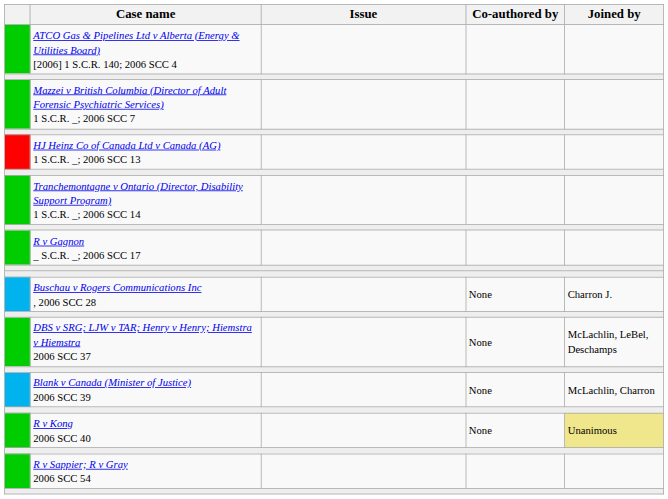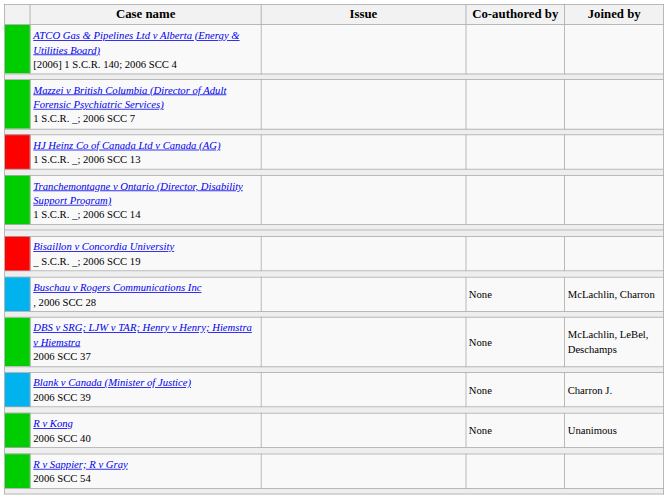- row: (87, 248)
+ row: (104, 254)
(590, 295) Charron J. -> (611, 295) McLachlin, Charron
(611, 390) McLachlin, Charron -> (590, 390) Charron J.
(592, 431) khaki background -> (592, 431) no background
